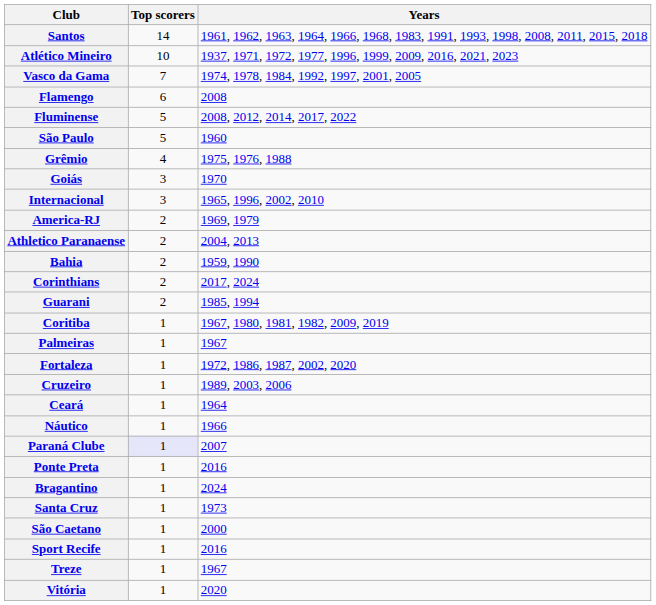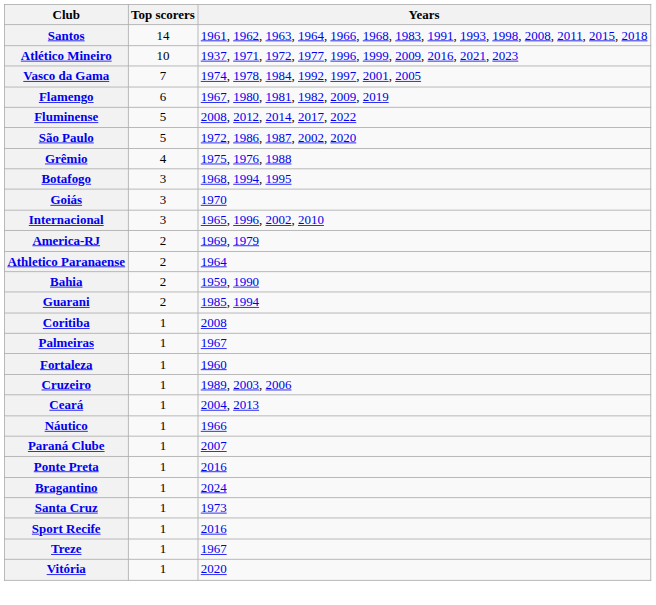(214, 96) 2008 -> (295, 96) 1967, 1980, 1981, 1982, 2009, 2019
(214, 138) 1960 -> (279, 138) 1972, 1986, 1987, 2002, 2020
+ row: (66, 179)
(230, 240) 2004, 2013 -> (214, 261) 1964
- row: (66, 281)
(295, 323) 1967, 1980, 1981, 1982, 2009, 2019 -> (214, 323) 2008
(279, 364) 1972, 1986, 1987, 2002, 2020 -> (214, 364) 1960
(214, 405) 1964 -> (230, 405) 2004, 2013
(163, 446) lavender background -> (163, 446) no background
- row: (66, 528)
